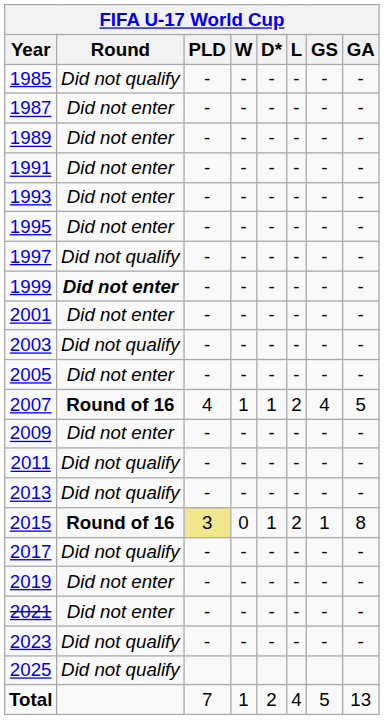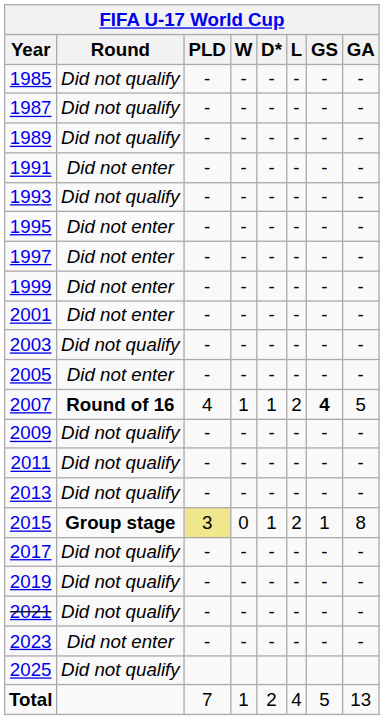(120, 109) Did not enter -> (120, 109) Did not qualify
(120, 138) Did not enter -> (120, 138) Did not qualify
(120, 197) Did not enter -> (120, 197) Did not qualify
(120, 256) Did not qualify -> (120, 256) Did not enter
(120, 286) bold -> (120, 286) normal
(324, 404) normal -> (324, 404) bold
(120, 434) Did not enter -> (120, 434) Did not qualify
(120, 523) Round of 16 -> (120, 523) Group stage
(120, 582) Did not enter -> (120, 582) Did not qualify
(120, 611) Did not enter -> (120, 611) Did not qualify
(120, 641) Did not qualify -> (120, 641) Did not enter
